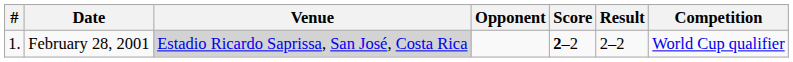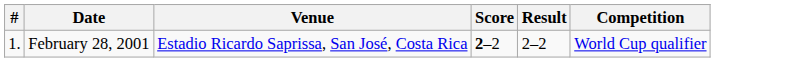- column: (510, 17)
(312, 43) lightgrey background -> (312, 43) no background
